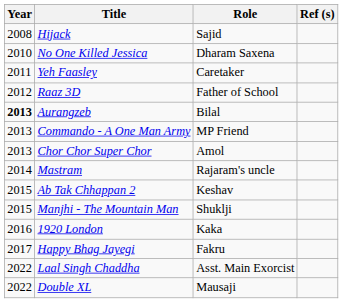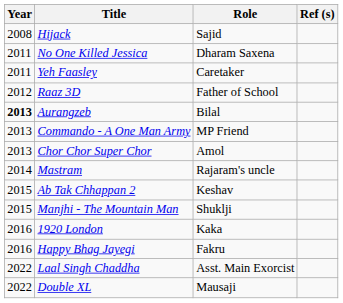(20, 53) 2010 -> (19, 53) 2011
(20, 248) 2017 -> (20, 248) 2016
